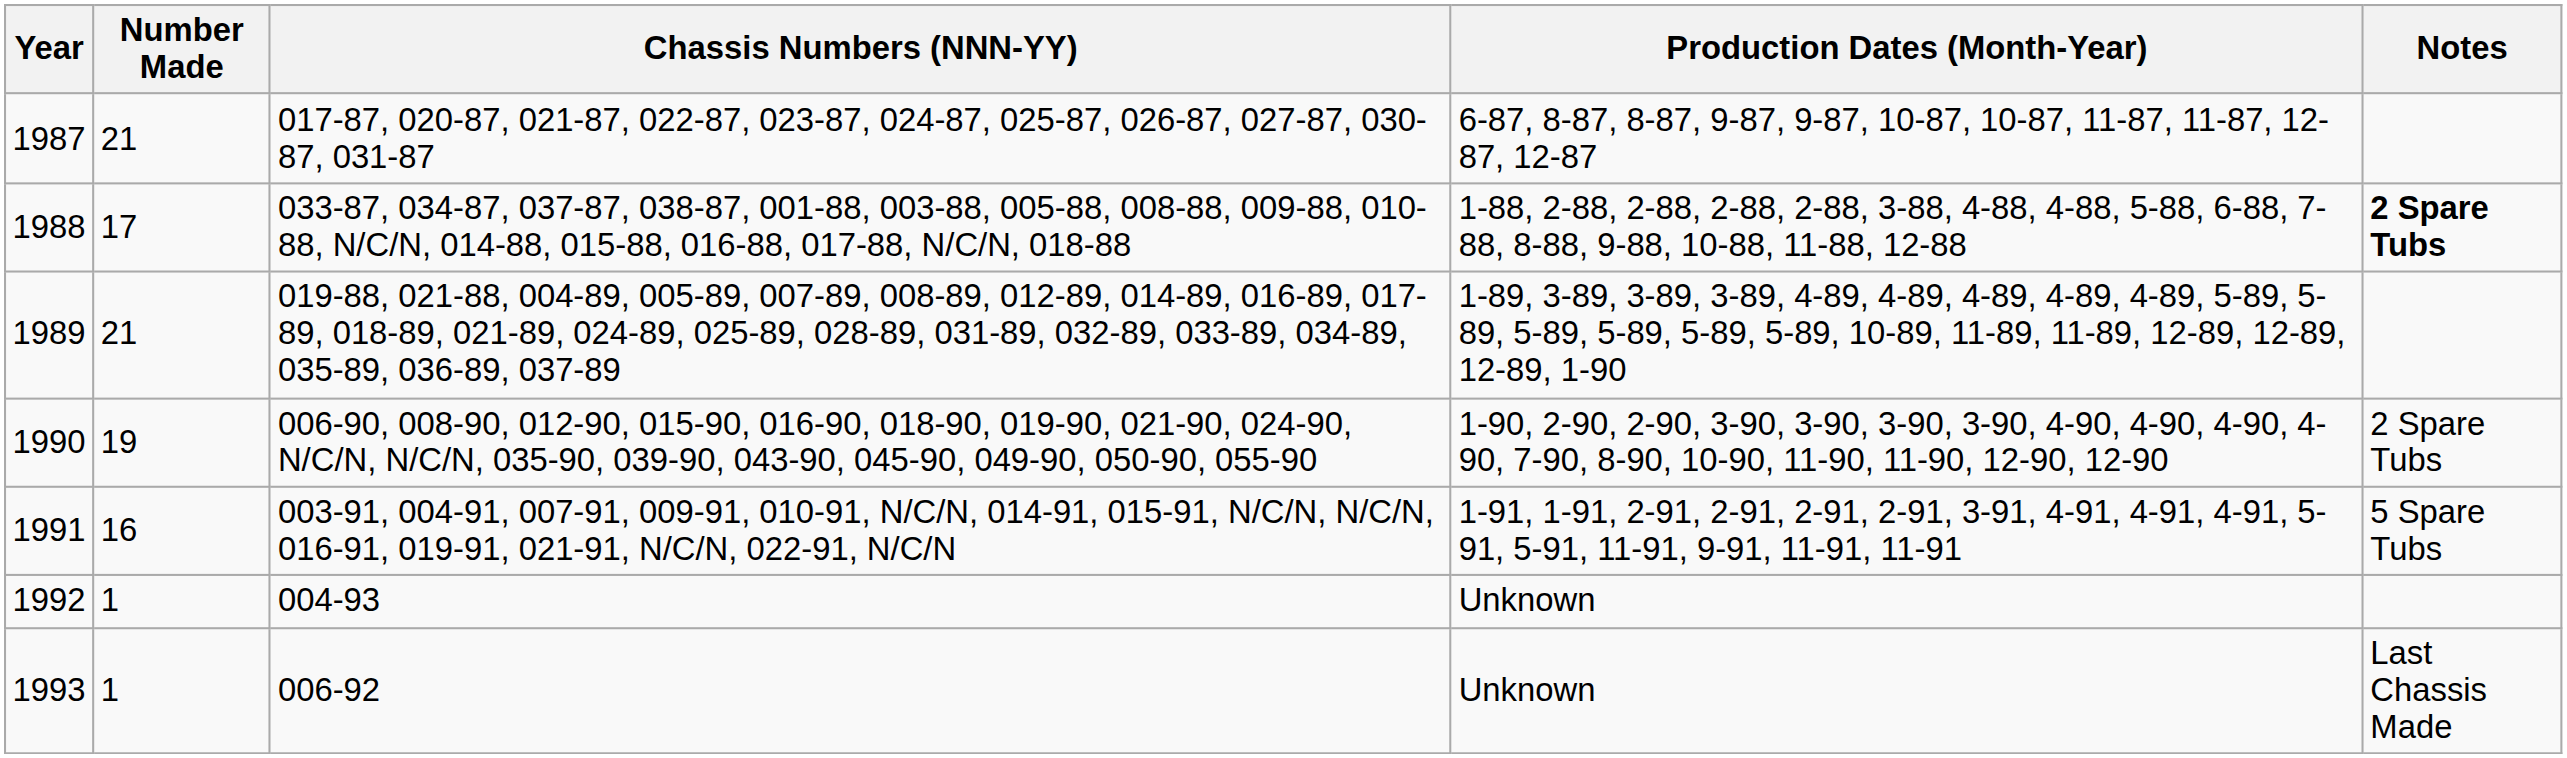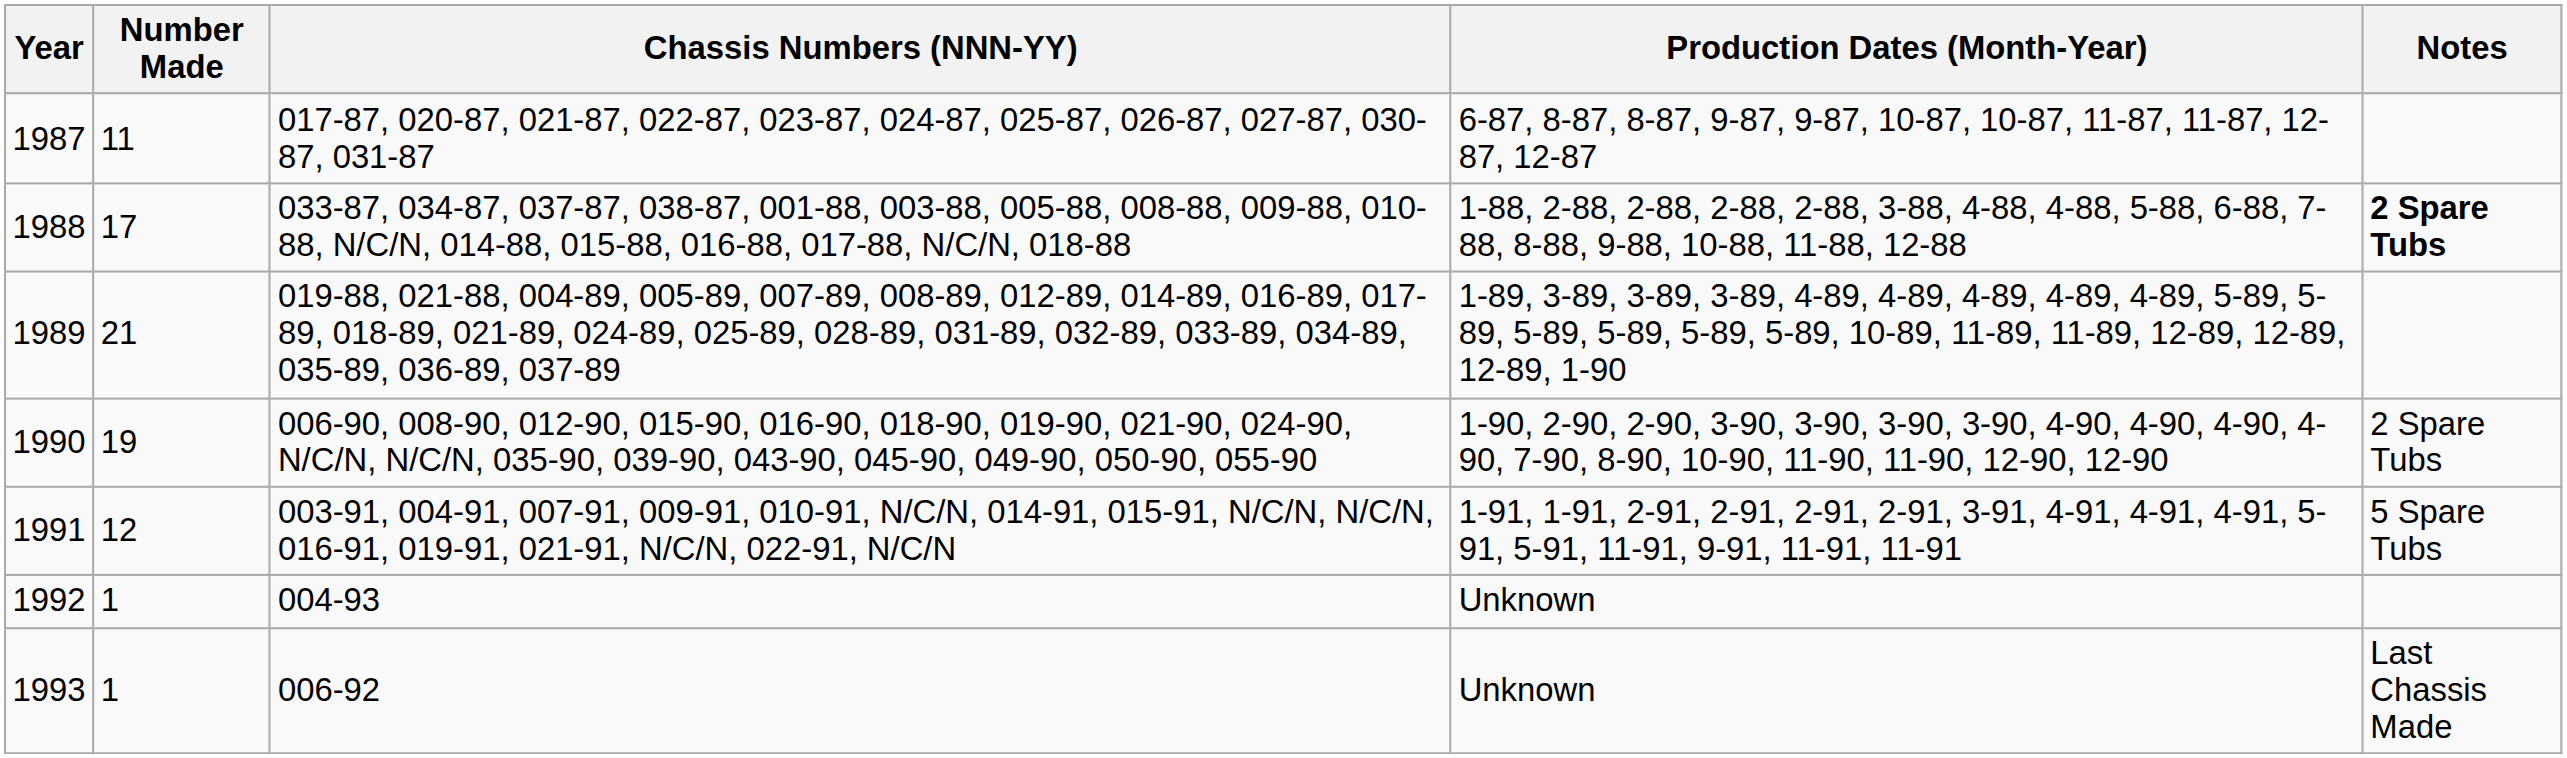(119, 137) 21 -> (118, 137) 11
(119, 530) 16 -> (119, 530) 12
